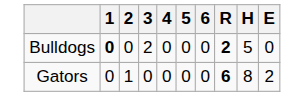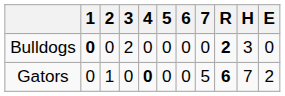+ column: (205, 19)
(248, 47) 5 -> (248, 47) 3
(167, 76) normal -> (148, 76) bold
(248, 76) 8 -> (248, 76) 7
